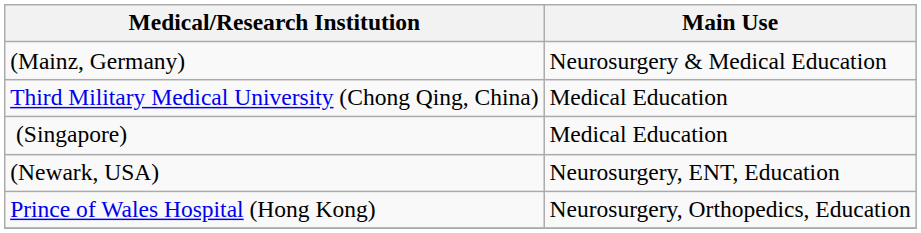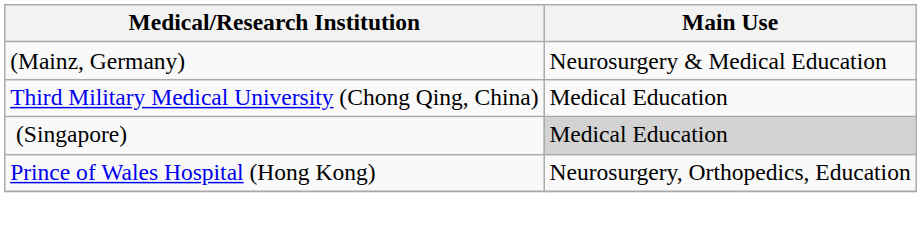(639, 135) no background -> (639, 135) lightgrey background
- row: (85, 172)
